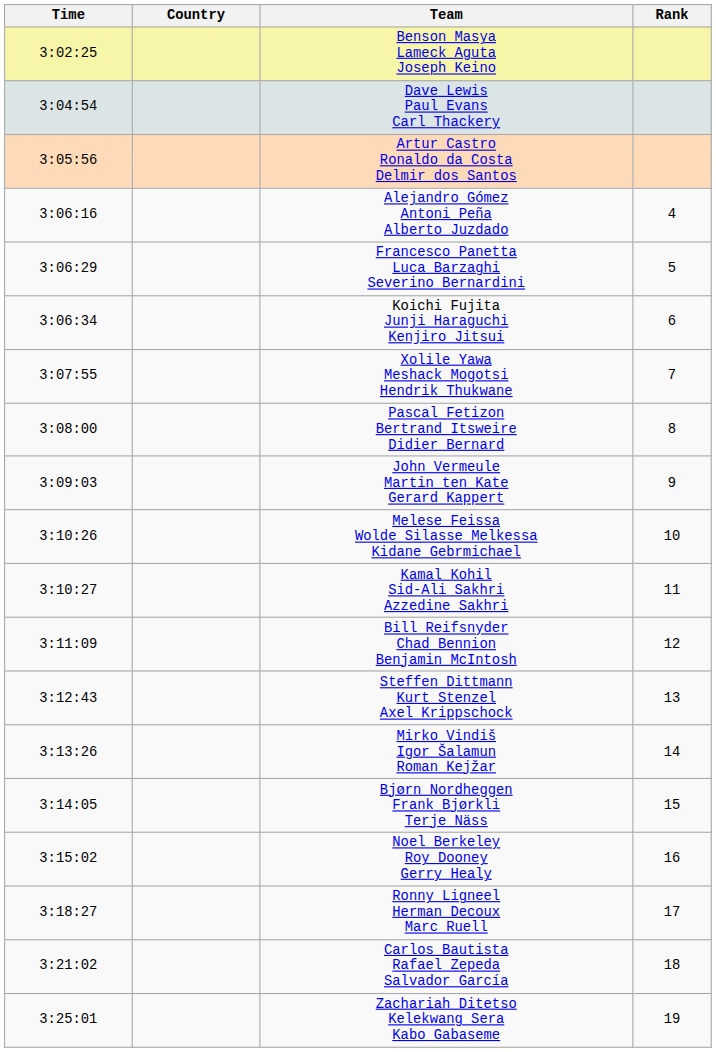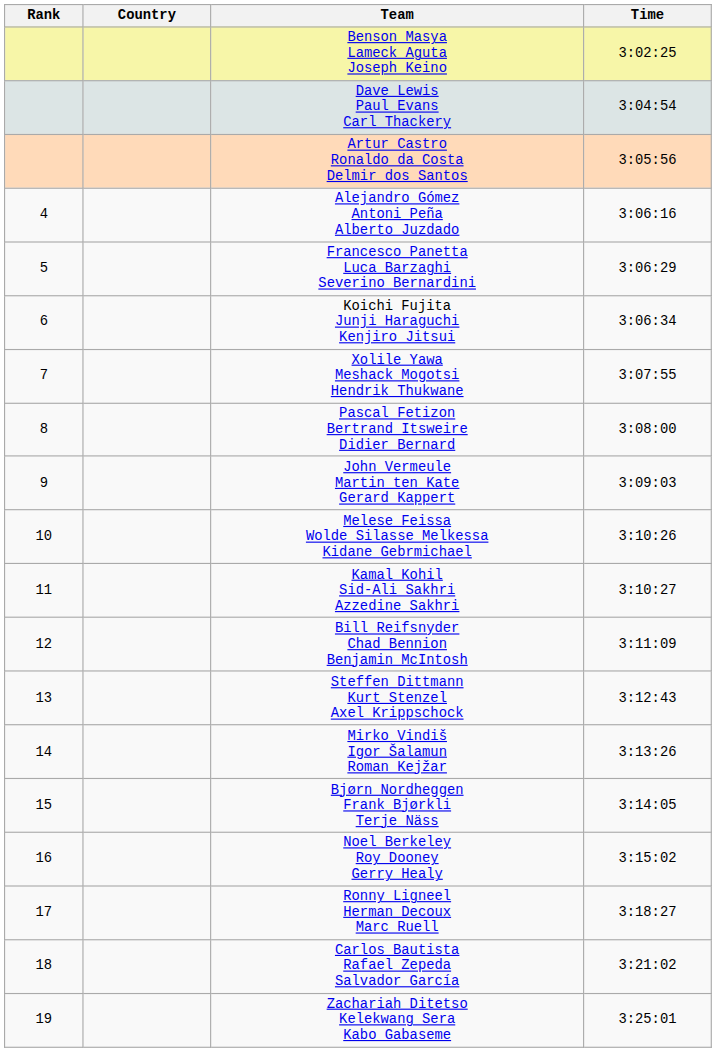columns swapped: (672, 16) <-> (68, 16)
